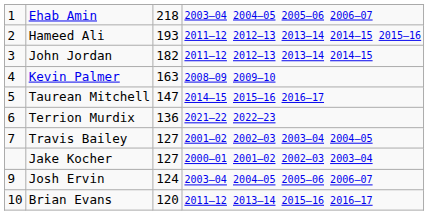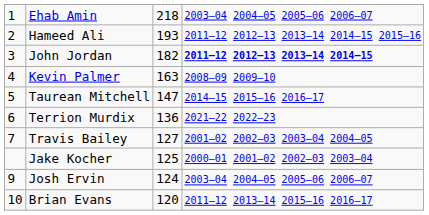(279, 56) normal -> (279, 56) bold
(168, 159) 127 -> (168, 159) 125
